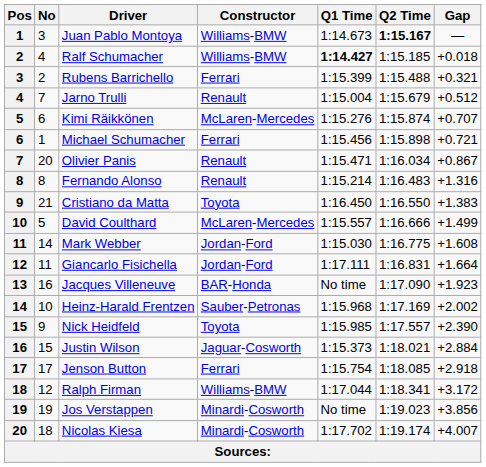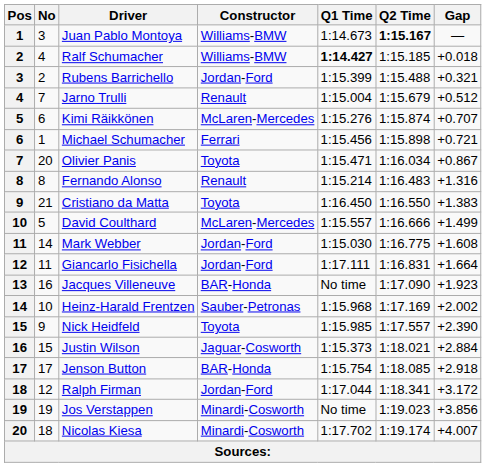(220, 77) Ferrari -> (237, 77) Jordan-Ford
(223, 160) Renault -> (220, 160) Toyota
(220, 368) Ferrari -> (236, 368) BAR-Honda
(244, 389) Williams-BMW -> (237, 389) Jordan-Ford
